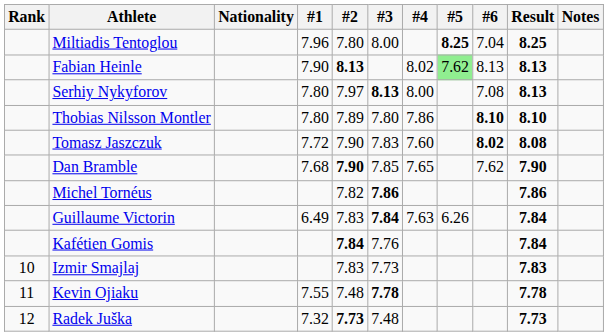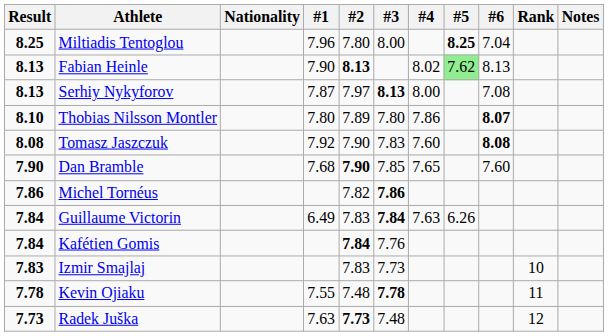columns swapped: (27, 17) <-> (533, 17)
(315, 92) 7.80 -> (321, 92) 7.87
(490, 117) 8.10 -> (496, 117) 8.07
(315, 142) 7.72 -> (321, 142) 7.92
(490, 142) 8.02 -> (496, 142) 8.08
(490, 167) 7.62 -> (496, 167) 7.60
(315, 318) 7.32 -> (321, 318) 7.63
